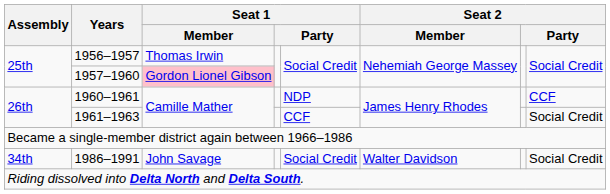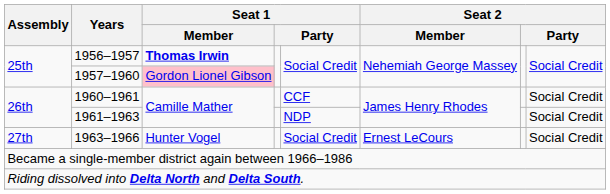(184, 55) normal -> (187, 55) bold
(297, 96) NDP -> (297, 96) CCF
(542, 96) CCF -> (566, 96) Social Credit
(297, 117) CCF -> (297, 117) NDP
+ row: (107, 138)
- row: (107, 158)
